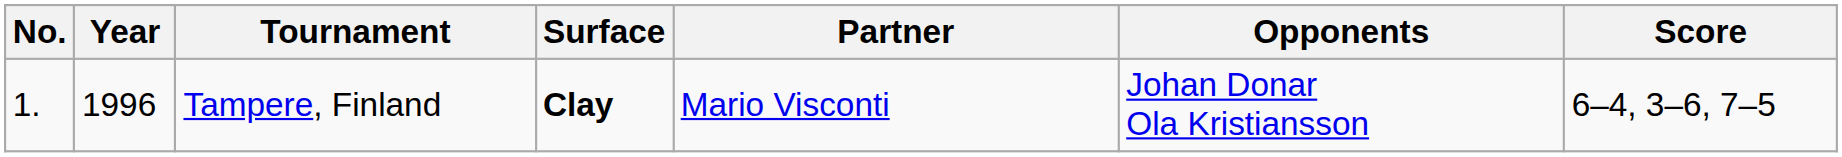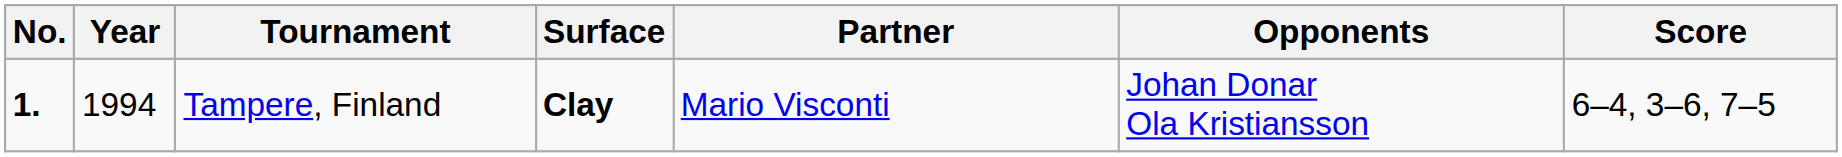(27, 104) normal -> (27, 104) bold
(119, 104) 1996 -> (119, 104) 1994
